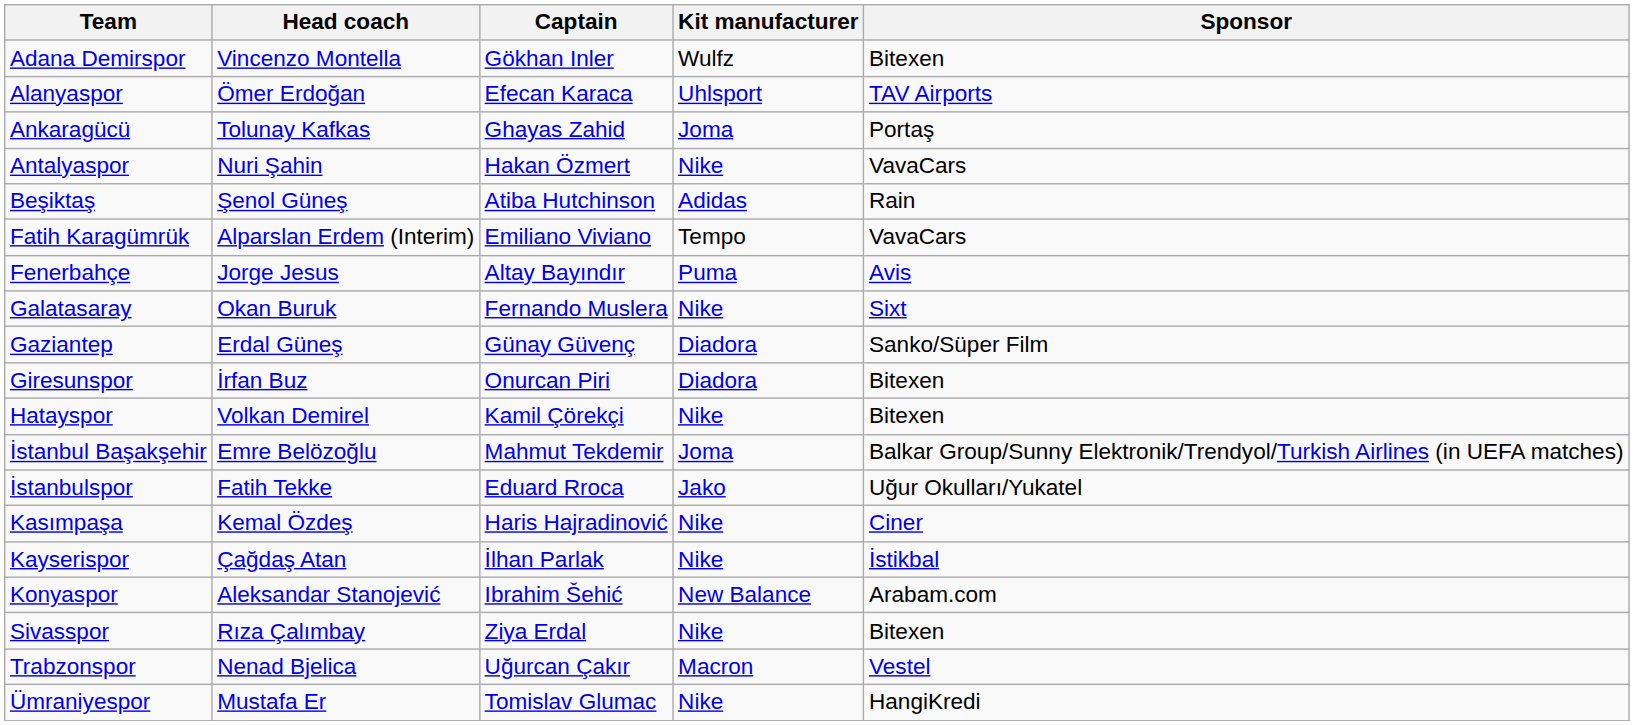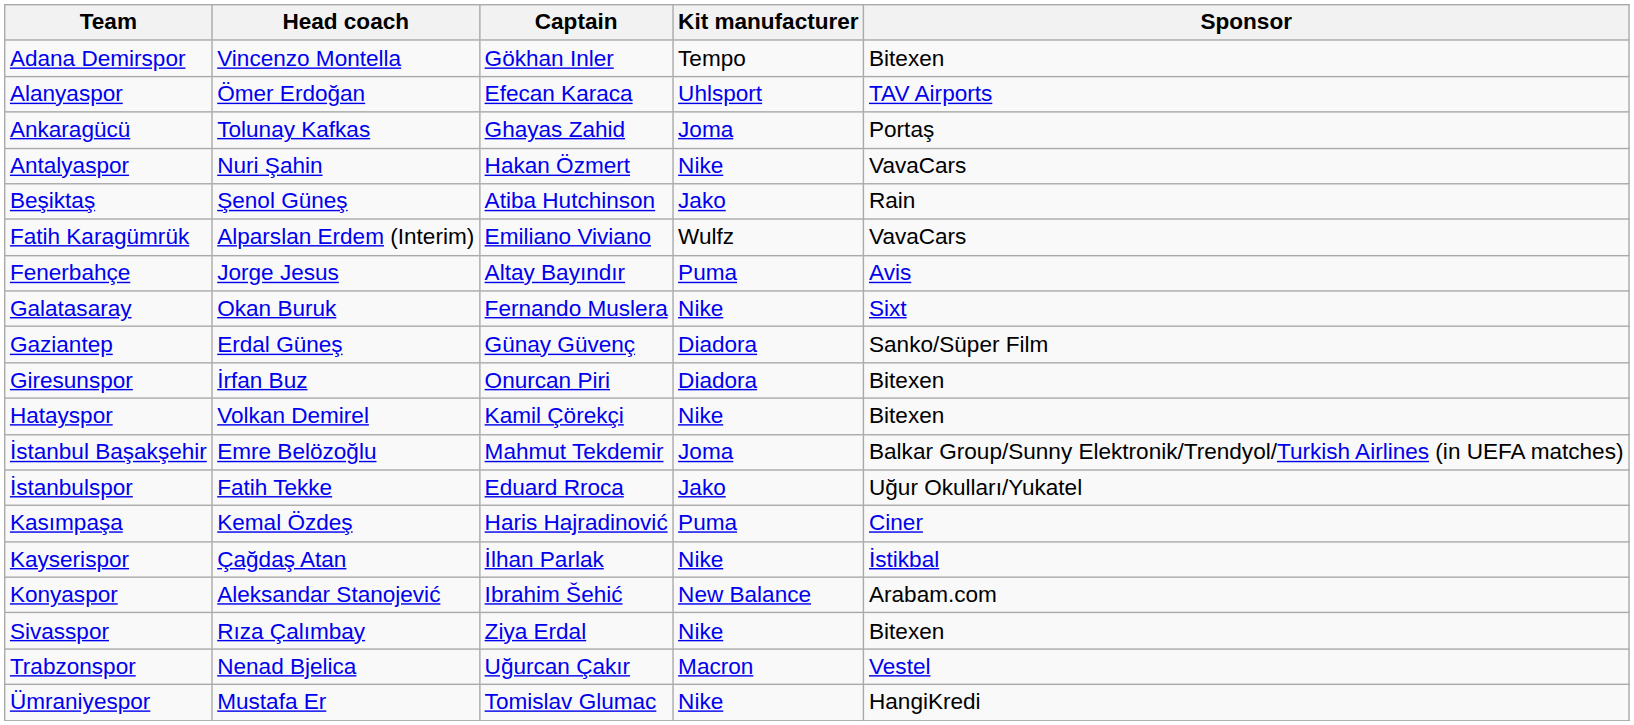(706, 58) Wulfz -> (712, 58) Tempo
(713, 201) Adidas -> (702, 201) Jako
(712, 237) Tempo -> (706, 237) Wulfz
(701, 523) Nike -> (708, 523) Puma
